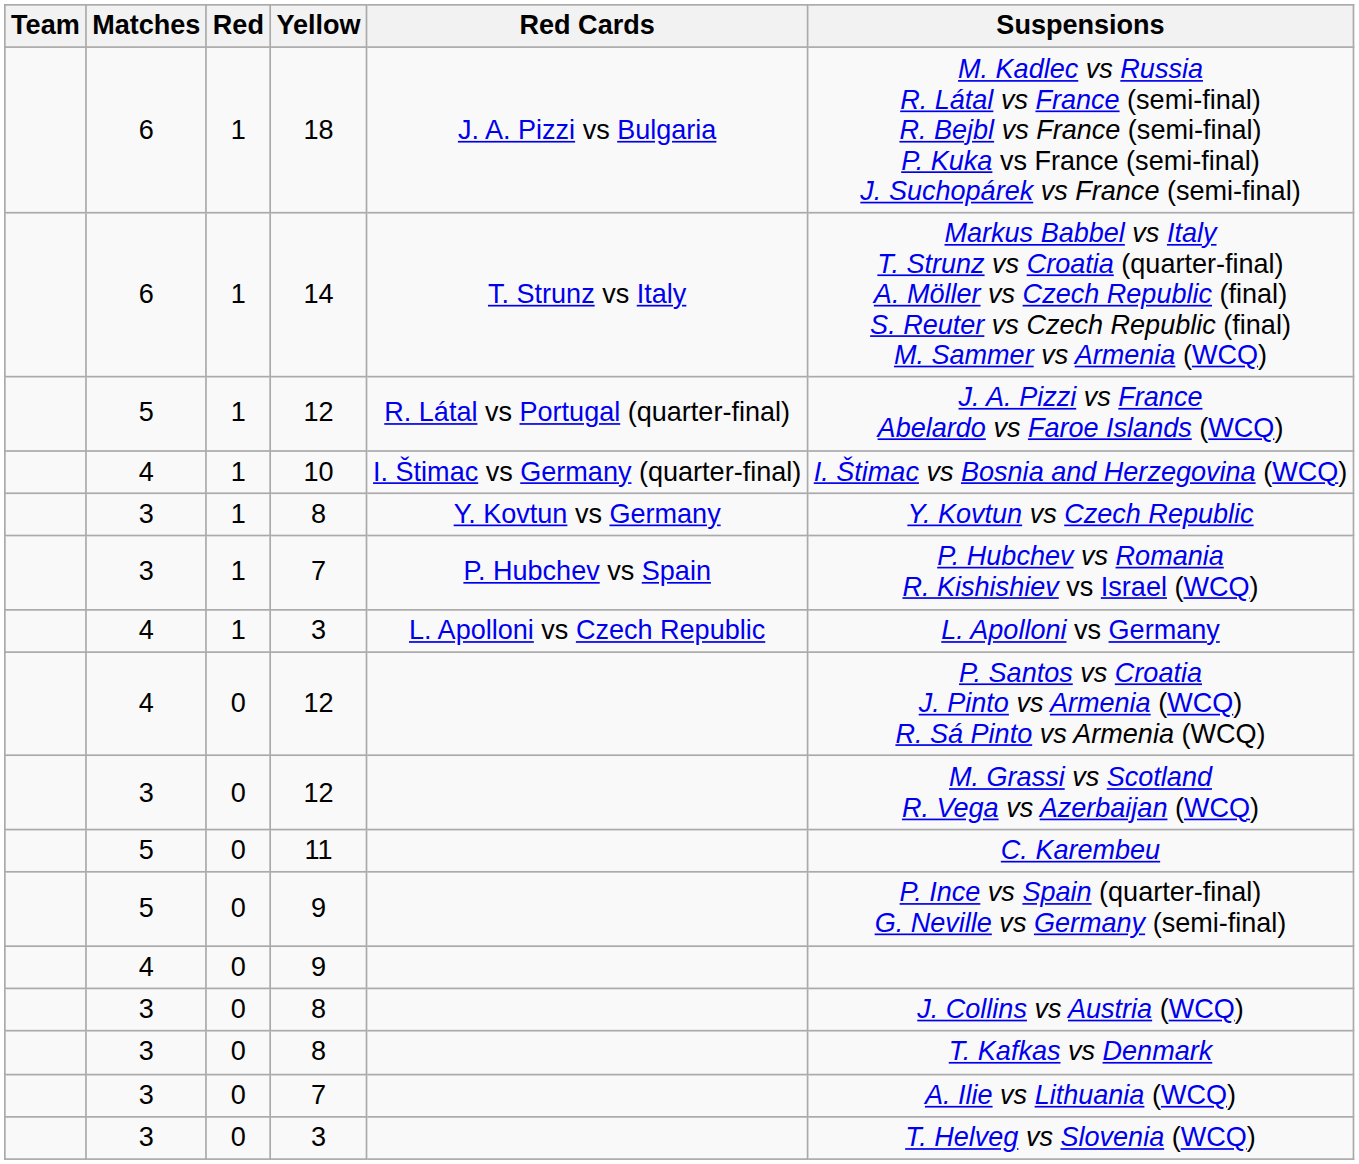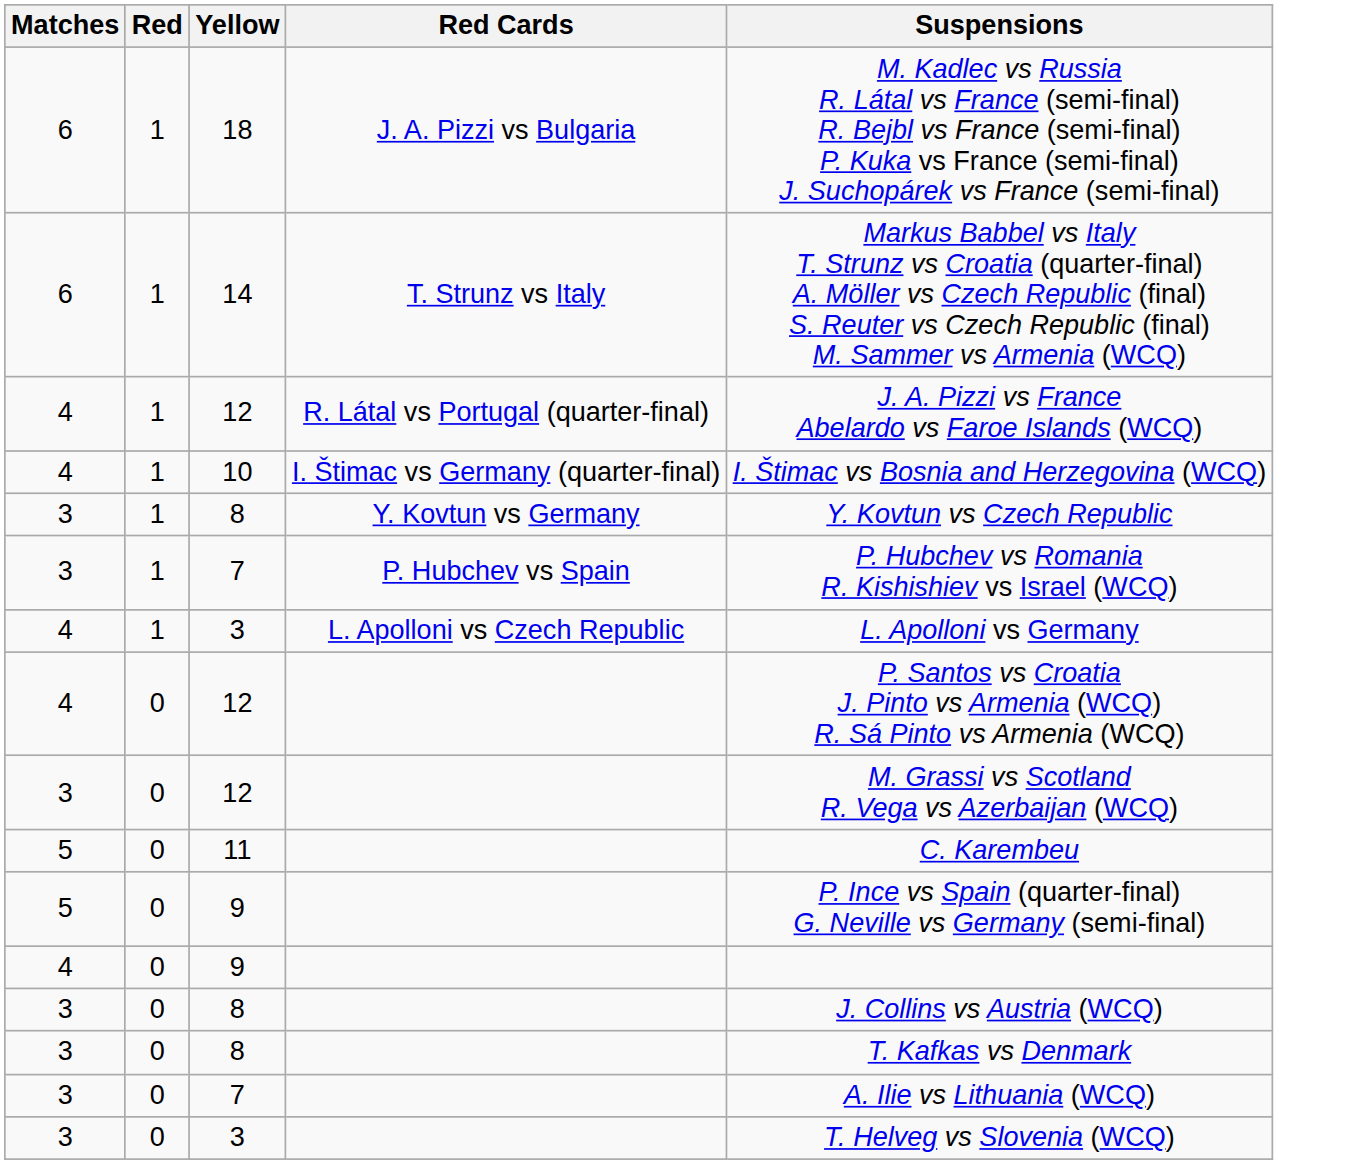- column: (45, 25)
(146, 413) 5 -> (65, 413) 4
